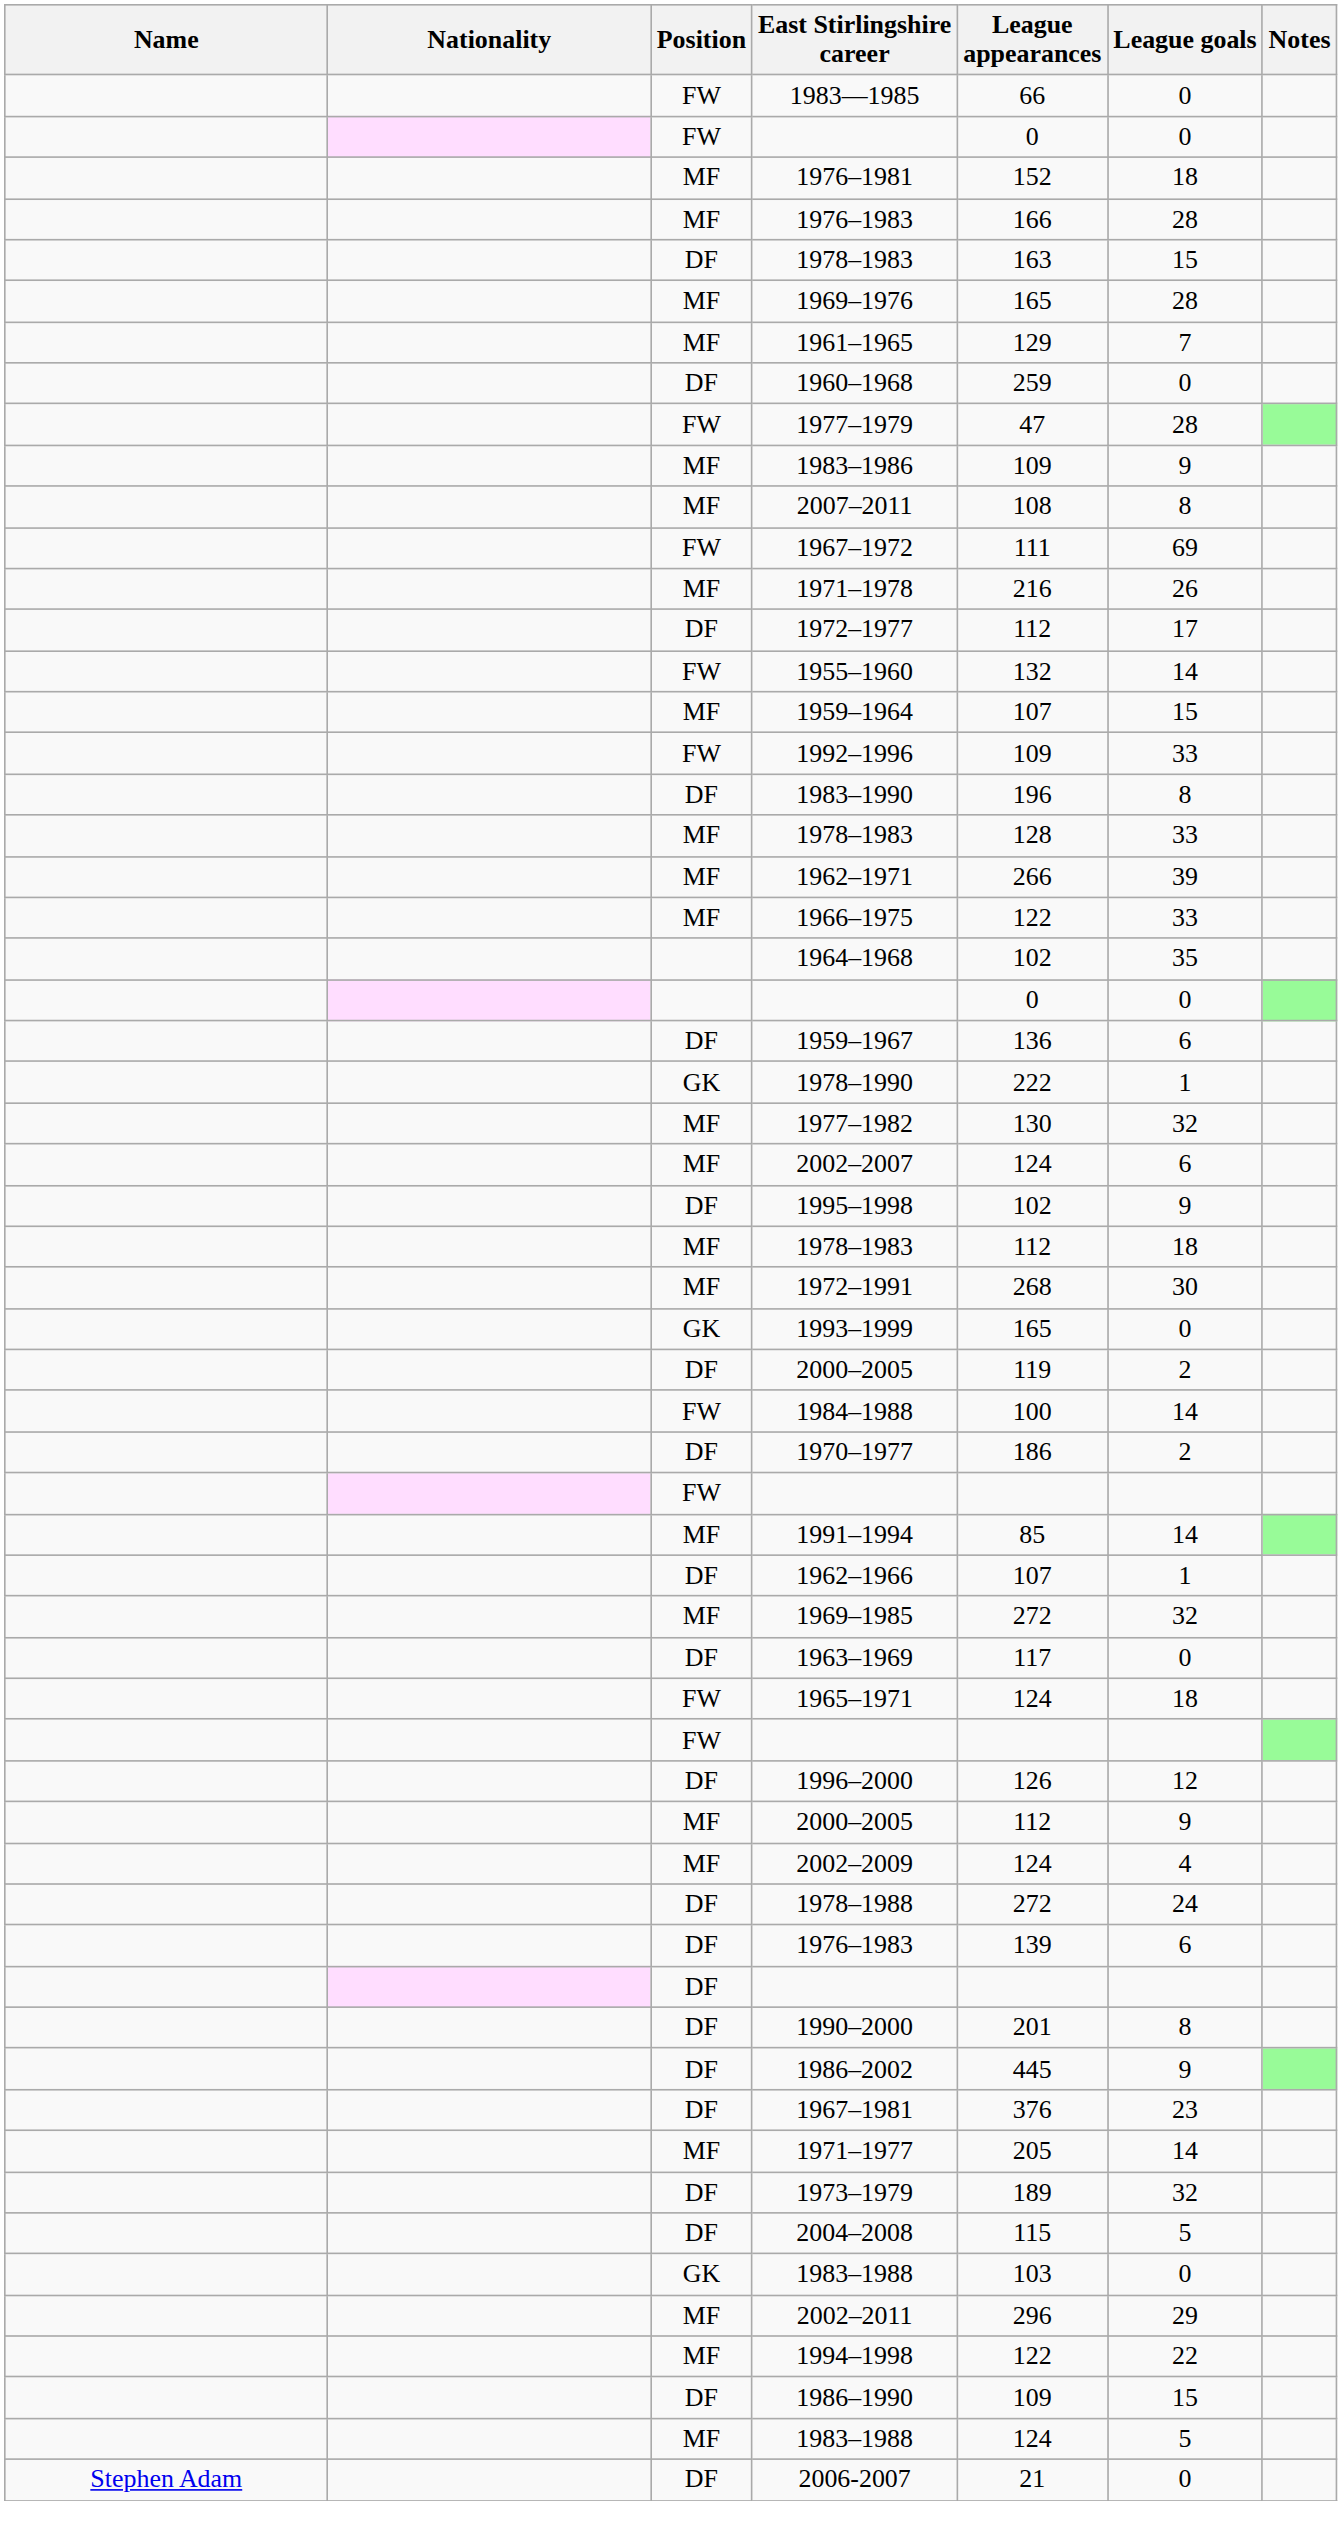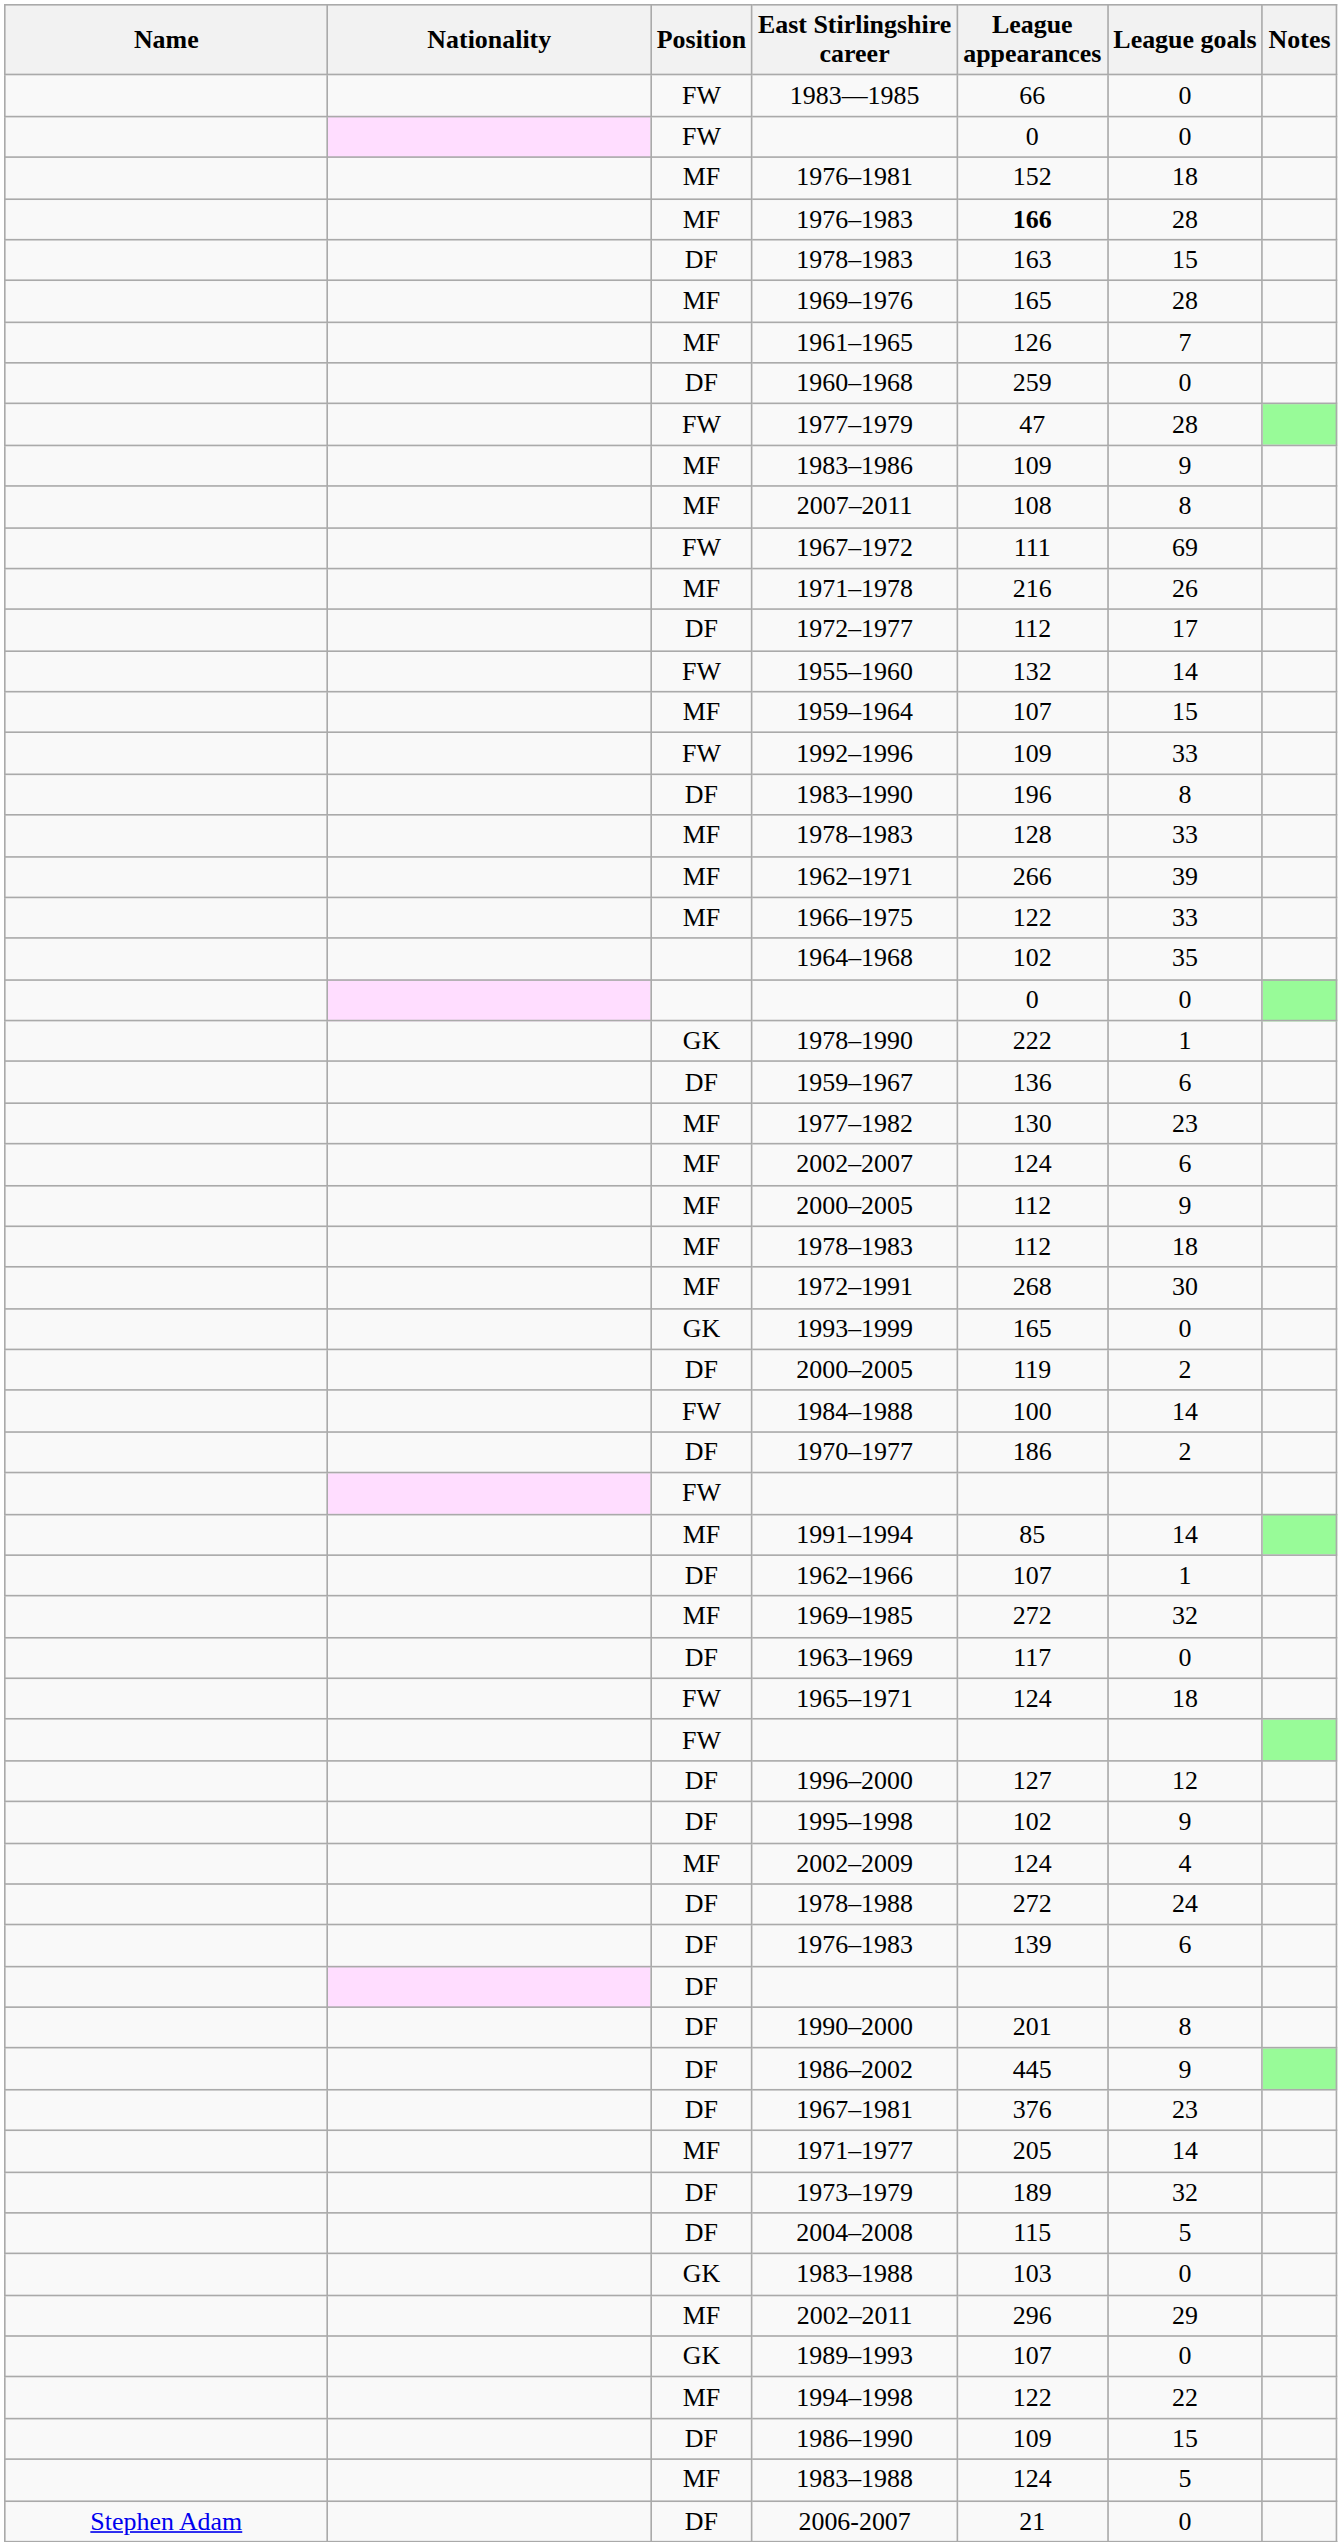(1032, 218) normal -> (1032, 218) bold
(1032, 341) 129 -> (1032, 341) 126
rows swapped: (701, 1081) <-> (701, 1040)
(1185, 1123) 32 -> (1185, 1123) 23
rows swapped: (701, 1821) <-> (701, 1205)
(1032, 1780) 126 -> (1032, 1780) 127
+ row: (701, 2356)
